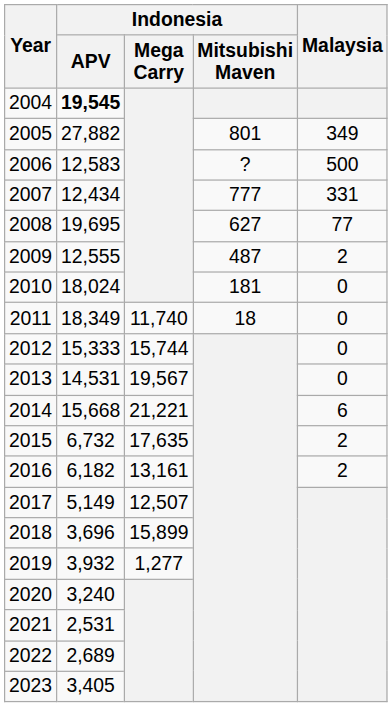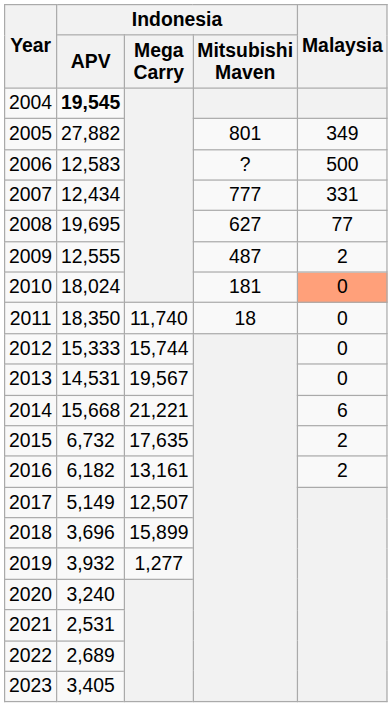(342, 287) no background -> (342, 287) lightsalmon background
(91, 317) 18,349 -> (91, 317) 18,350
